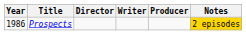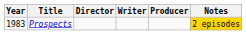(16, 24) 1986 -> (16, 24) 1983
